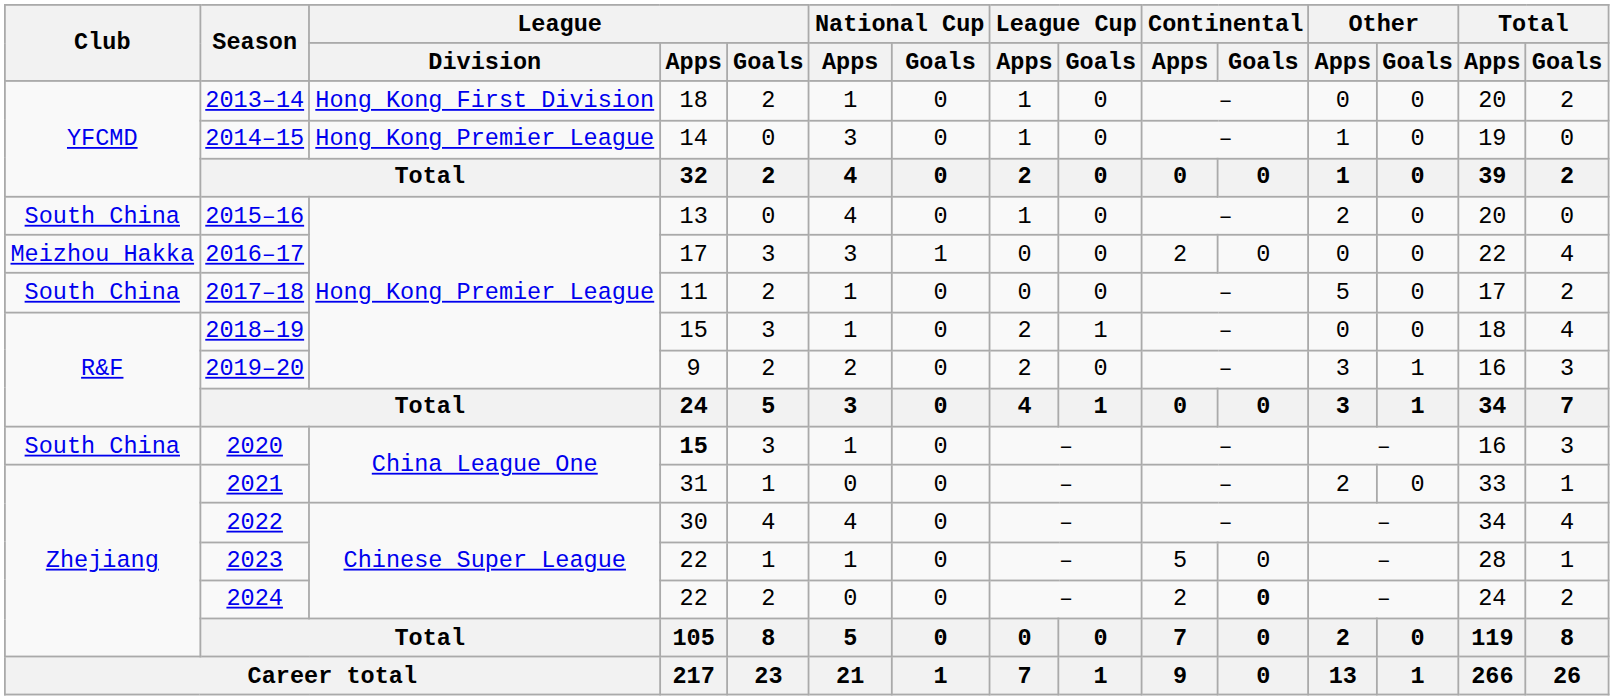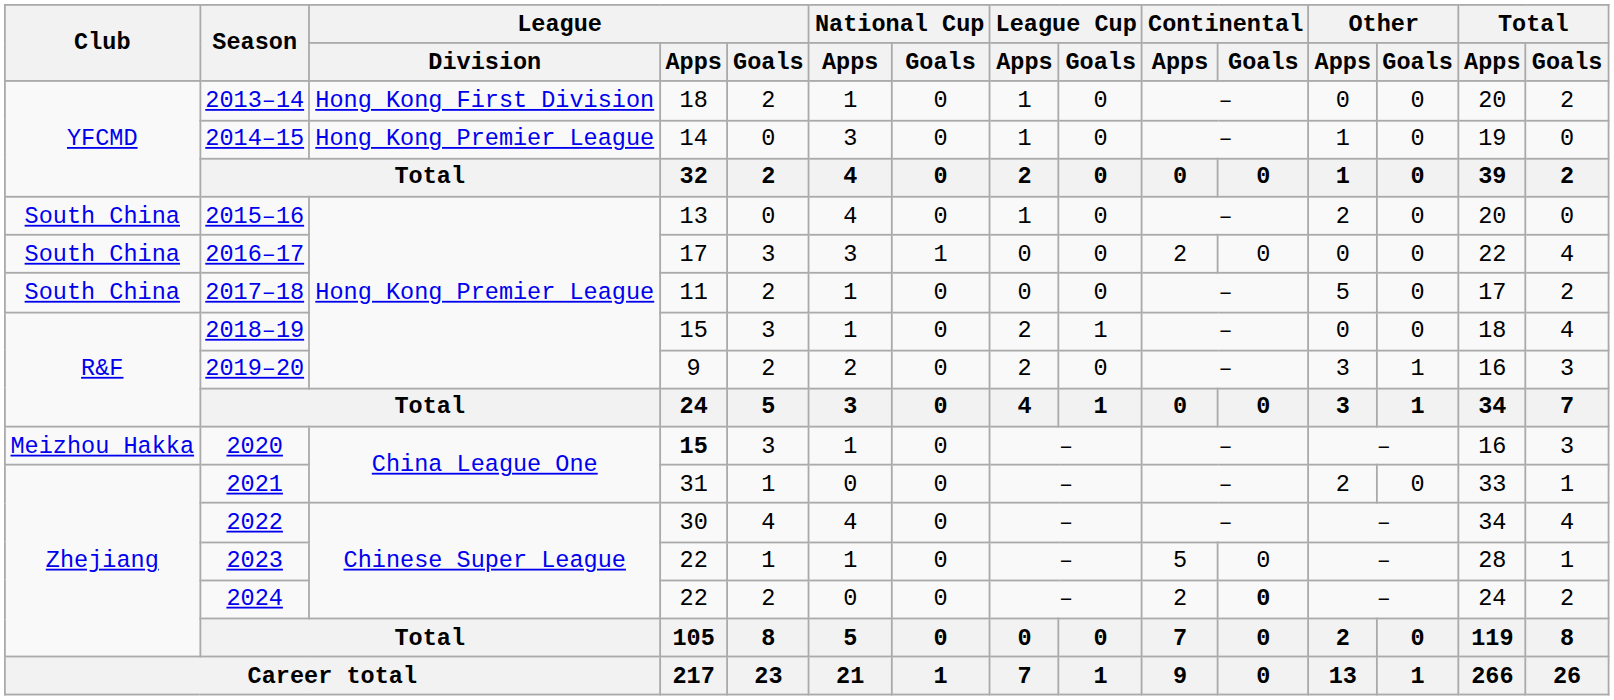(102, 254) Meizhou Hakka -> (102, 254) South China
(102, 446) South China -> (102, 446) Meizhou Hakka
